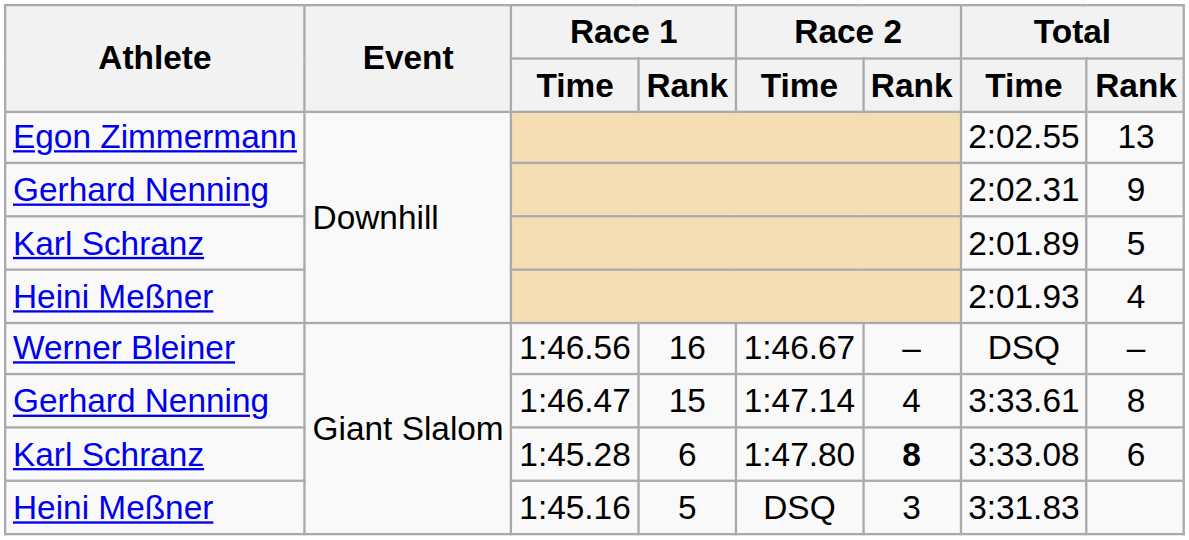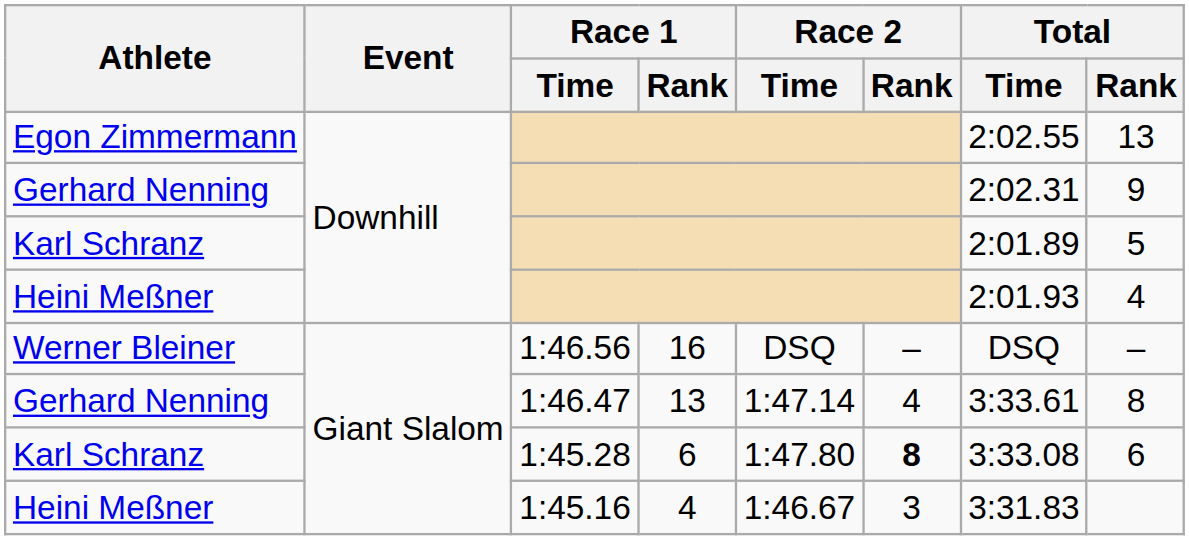(799, 349) 1:46.67 -> (799, 349) DSQ
(687, 401) 15 -> (687, 401) 13
(687, 507) 5 -> (687, 507) 4
(799, 507) DSQ -> (799, 507) 1:46.67
